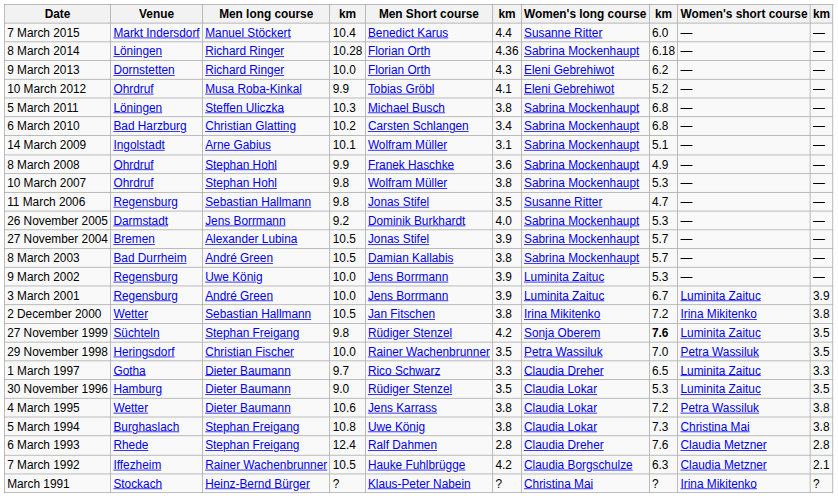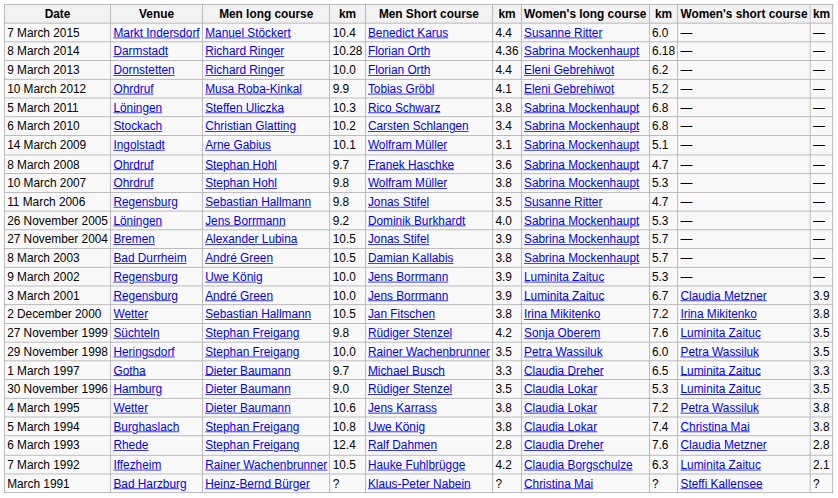(138, 51) Löningen -> (141, 51) Darmstadt
(504, 70) 4.3 -> (504, 70) 4.4
(406, 108) Michael Busch -> (404, 108) Rico Schwarz
(150, 127) Bad Harzburg -> (138, 127) Stockach
(341, 164) 9.9 -> (341, 164) 9.7
(660, 164) 4.9 -> (660, 164) 4.7
(141, 220) Darmstadt -> (138, 220) Löningen
(721, 295) Luminita Zaituc -> (724, 295) Claudia Metzner
(660, 333) bold -> (660, 333) normal
(250, 352) Christian Fischer -> (252, 352) Stephan Freigang
(660, 352) 7.0 -> (660, 352) 6.0
(404, 371) Rico Schwarz -> (406, 371) Michael Busch
(660, 427) 7.3 -> (660, 427) 7.4
(724, 464) Claudia Metzner -> (721, 464) Luminita Zaituc
(138, 483) Stockach -> (150, 483) Bad Harzburg
(719, 483) Irina Mikitenko -> (722, 483) Steffi Kallensee
